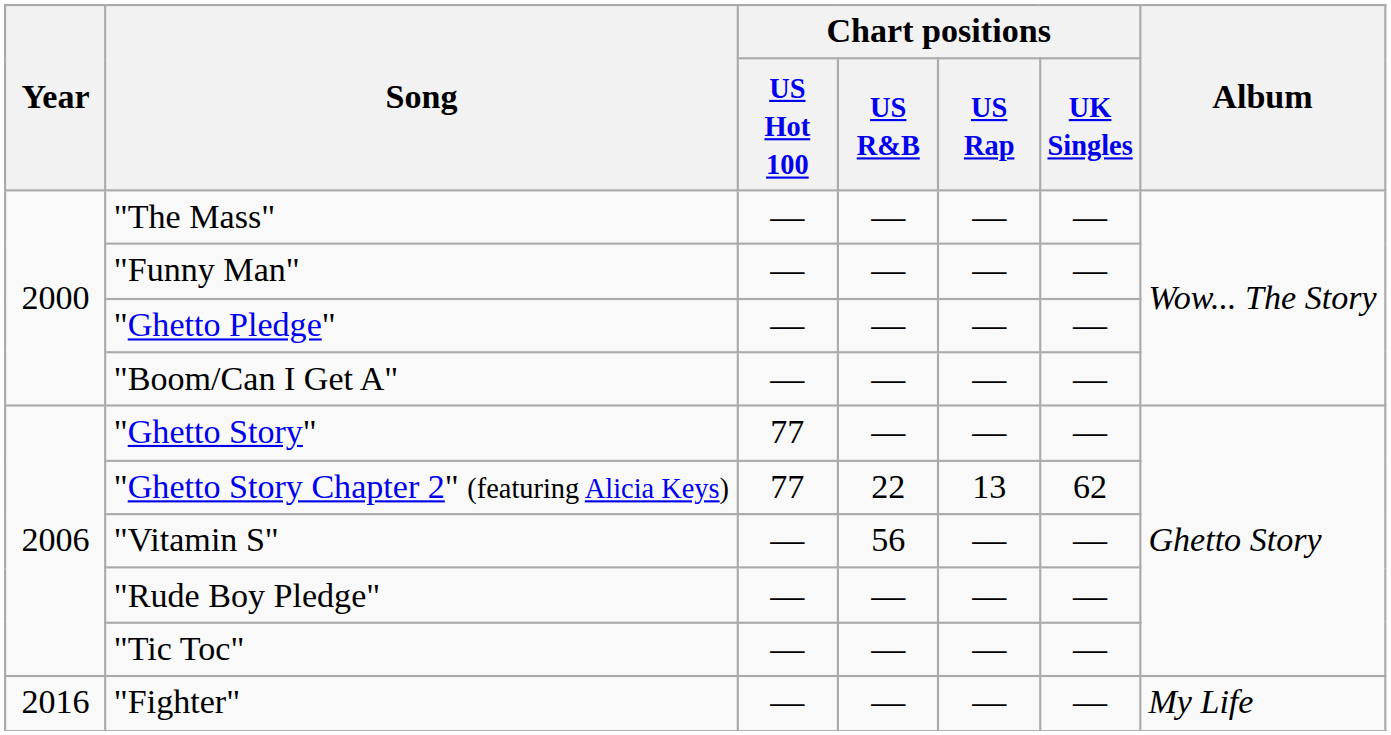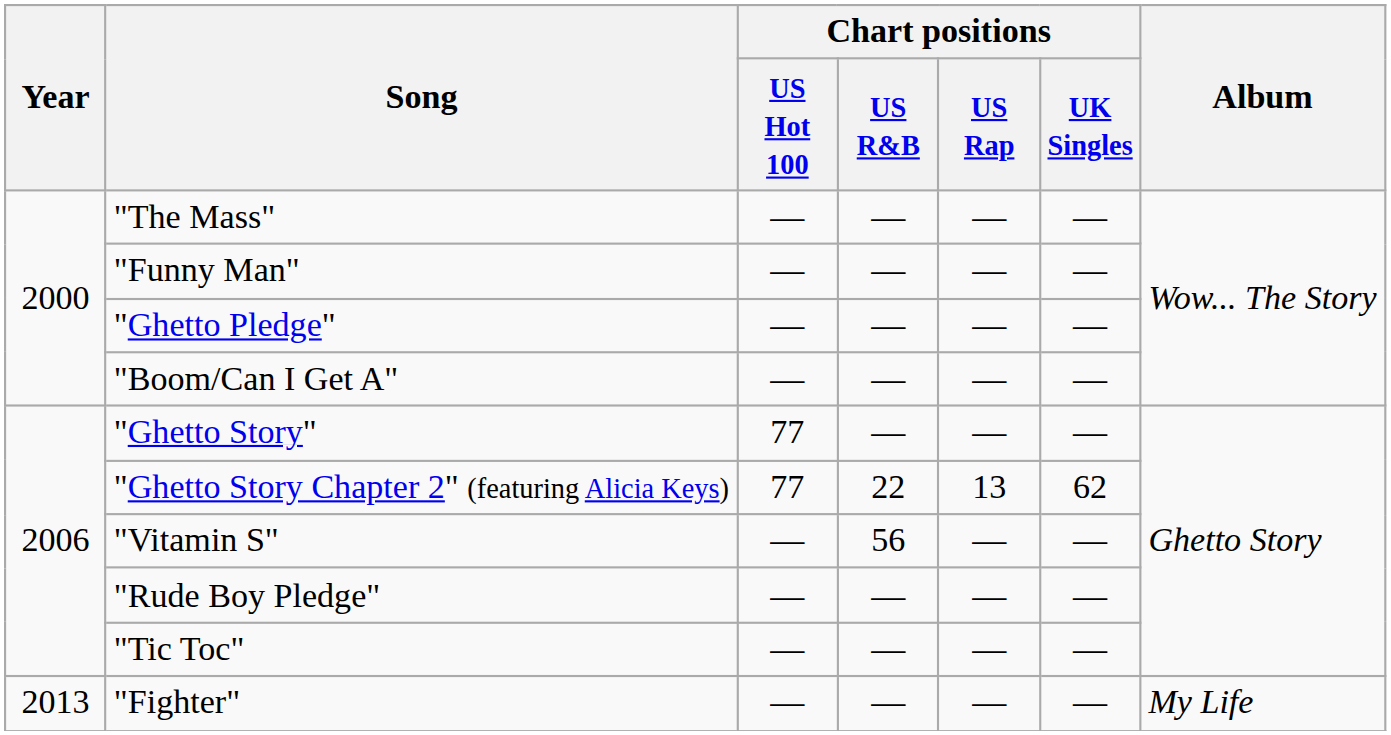(56, 702) 2016 -> (56, 702) 2013
